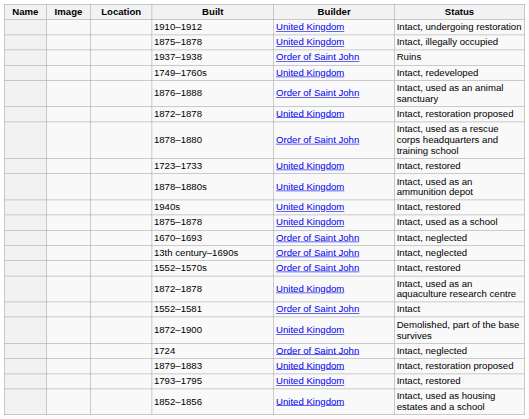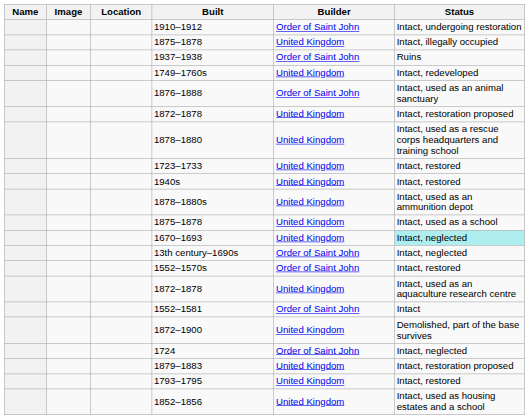(310, 27) United Kingdom -> (318, 27) Order of Saint John
(318, 140) Order of Saint John -> (310, 140) United Kingdom
rows swapped: (25, 207) <-> (25, 187)
(318, 238) Order of Saint John -> (310, 238) United Kingdom
(432, 238) no background -> (432, 238) paleturquoise background
